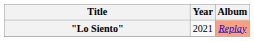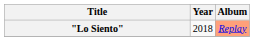(203, 28) 2021 -> (203, 28) 2018
